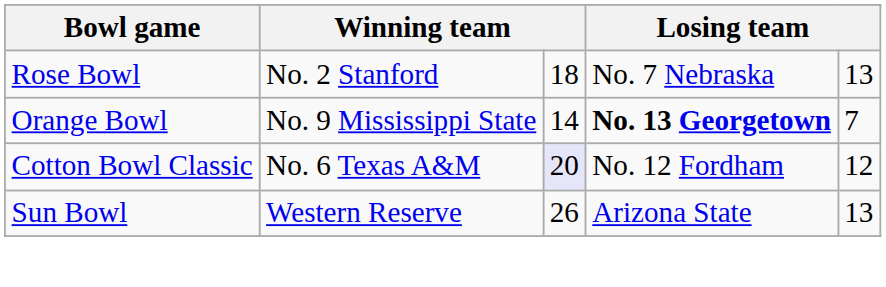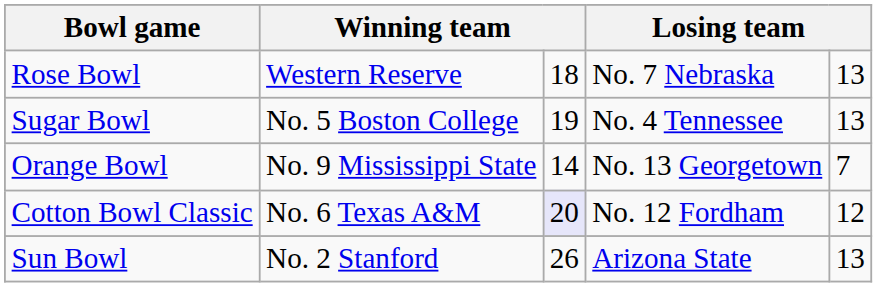(352, 73) No. 2 Stanford -> (364, 73) Western Reserve
+ row: (81, 119)
(712, 119) bold -> (707, 166) normal
(364, 212) Western Reserve -> (352, 258) No. 2 Stanford
